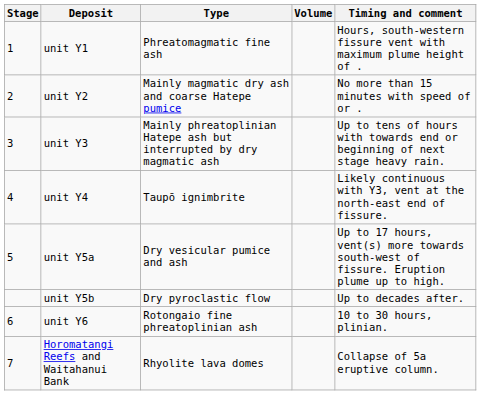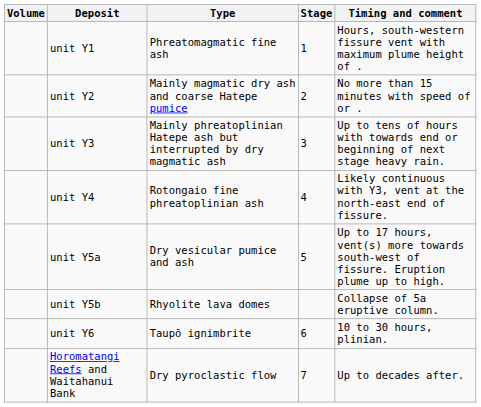columns swapped: (23, 13) <-> (313, 13)
(194, 197) Taupō ignimbrite -> (207, 197) Rotongaio fine phreatoplinian ash
(207, 298) Dry pyroclastic flow -> (210, 304) Rhyolite lava domes
(401, 298) Up to decades after. -> (388, 304) Collapse of 5a eruptive column.
(200, 321) Rotongaio fine phreatoplinian ash -> (200, 334) Taupō ignimbrite
(204, 363) Rhyolite lava domes -> (213, 375) Dry pyroclastic flow
(388, 363) Collapse of 5a eruptive column. -> (401, 375) Up to decades after.
